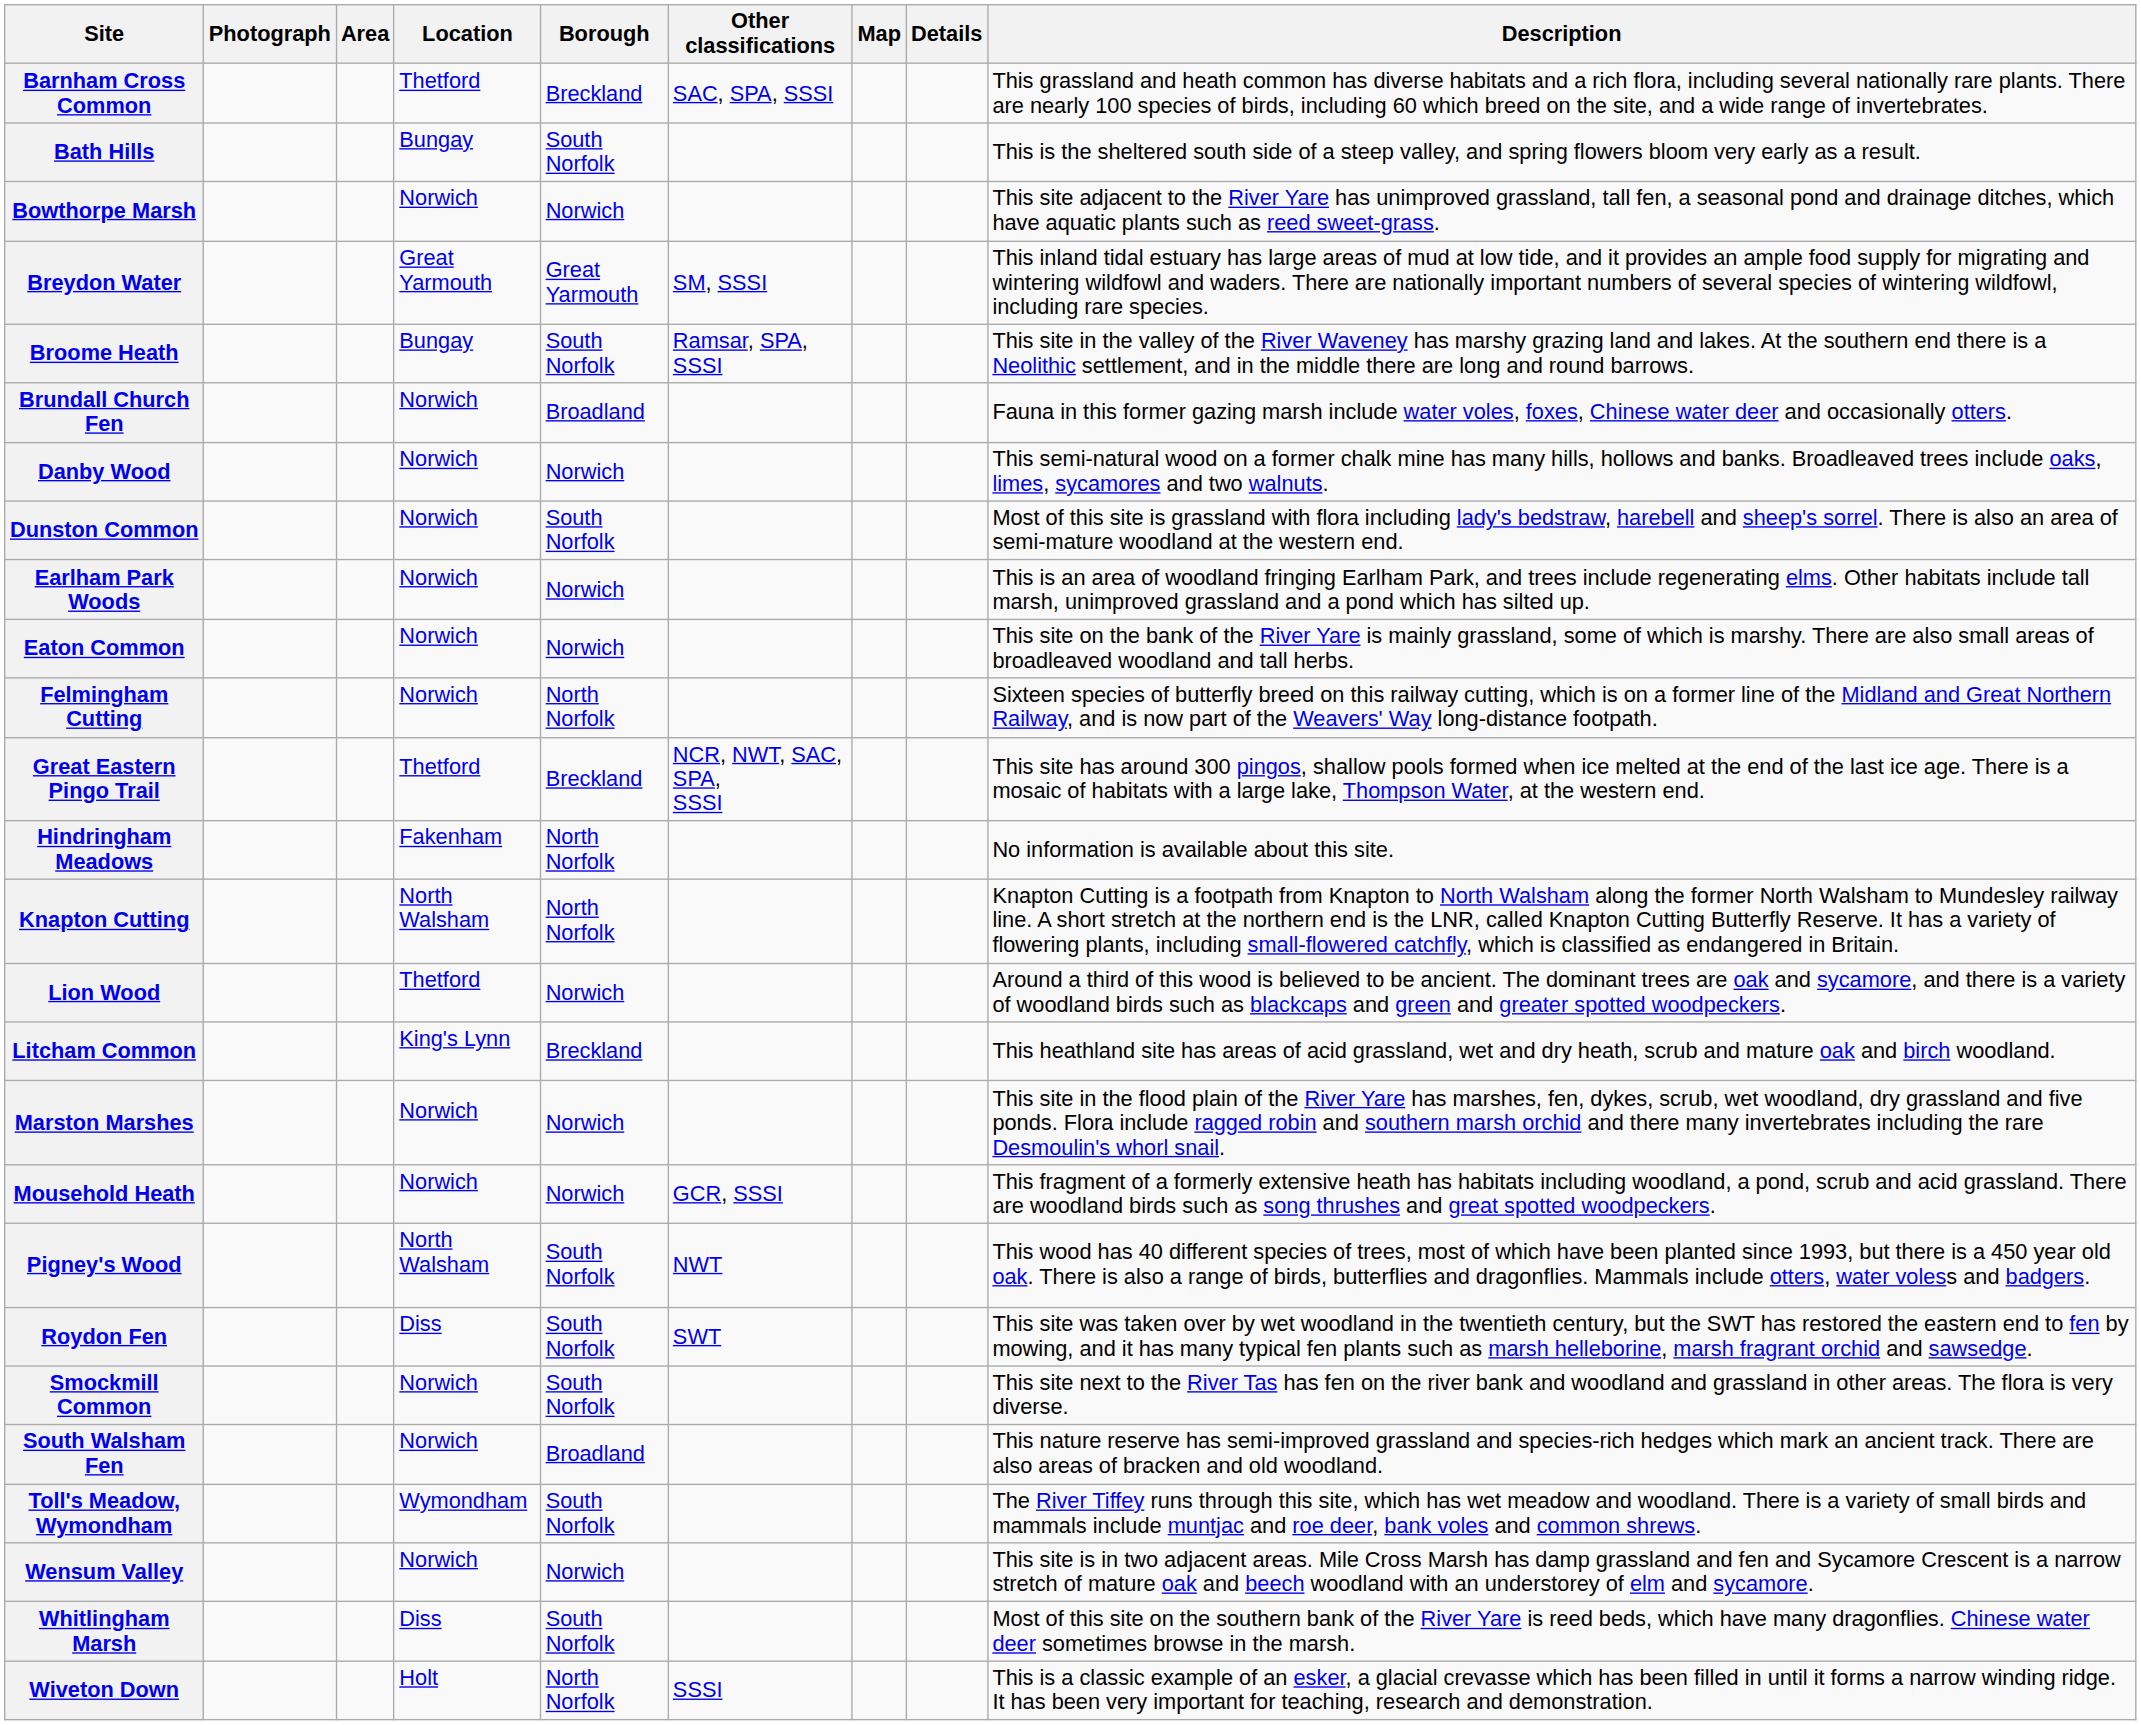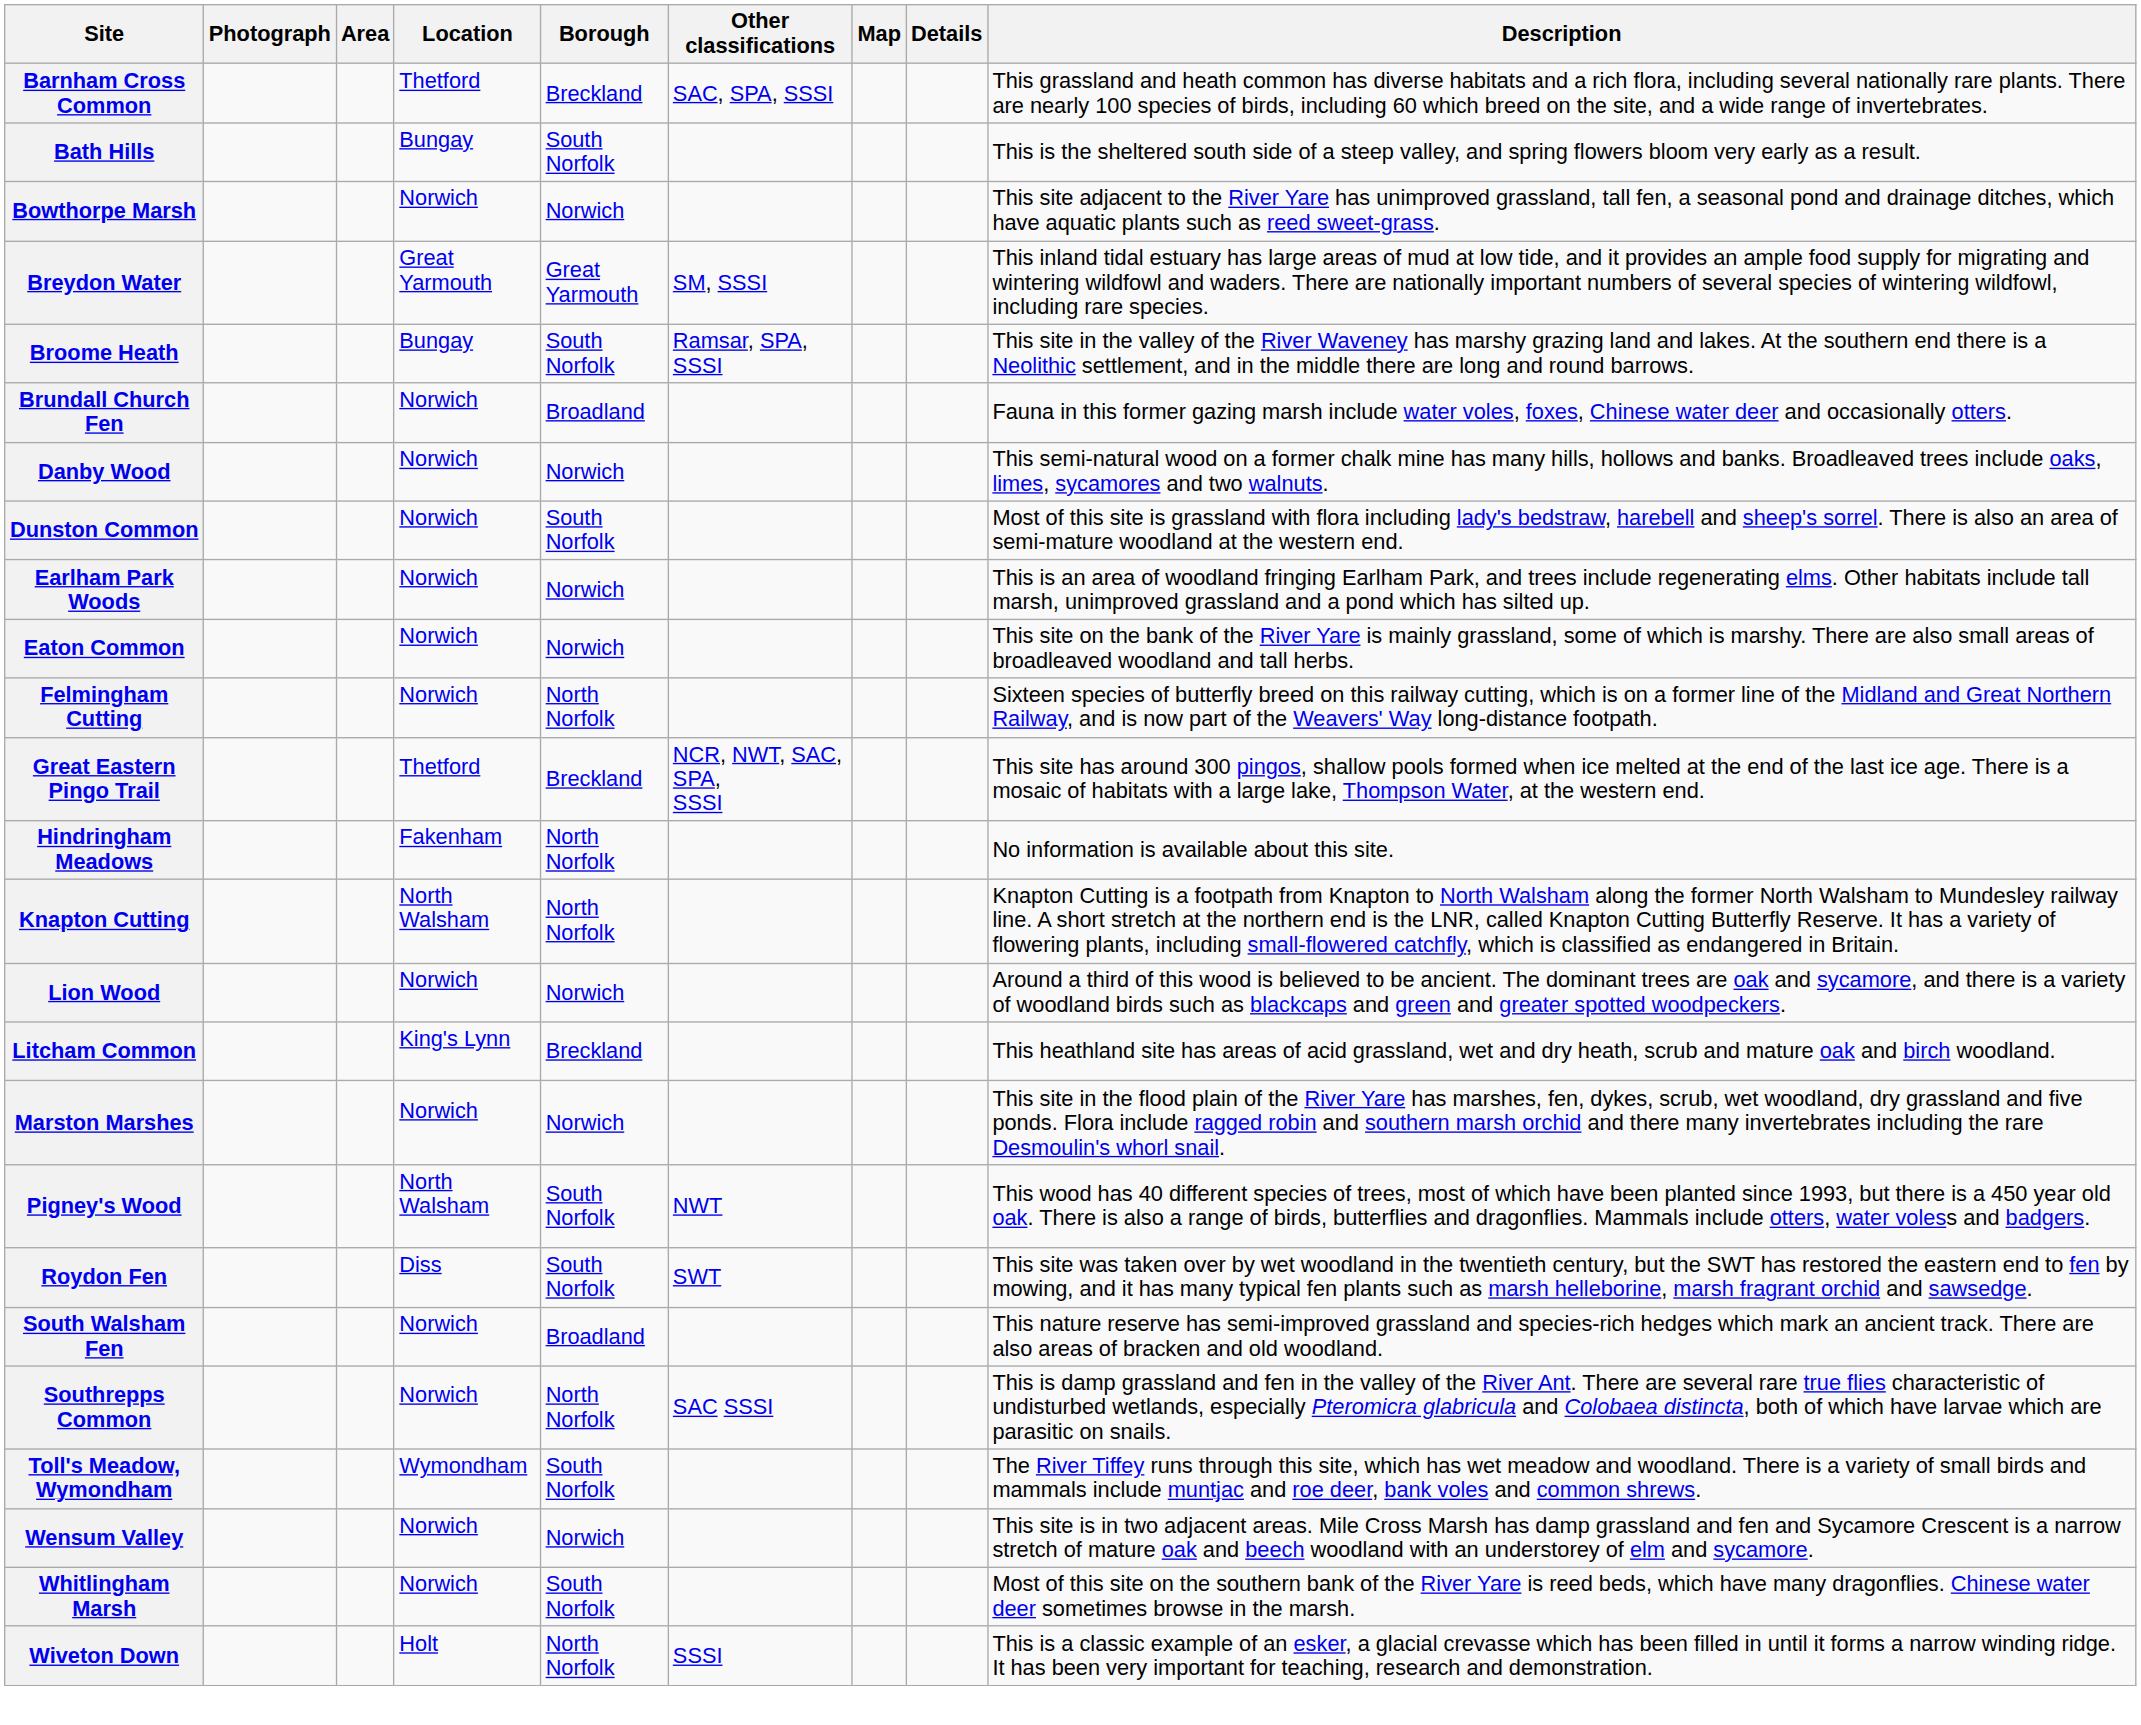(440, 980) Thetford -> (439, 980) Norwich
- row: (104, 1193)
- row: (104, 1395)
+ row: (104, 1407)
(420, 1618) Diss -> (439, 1584) Norwich
